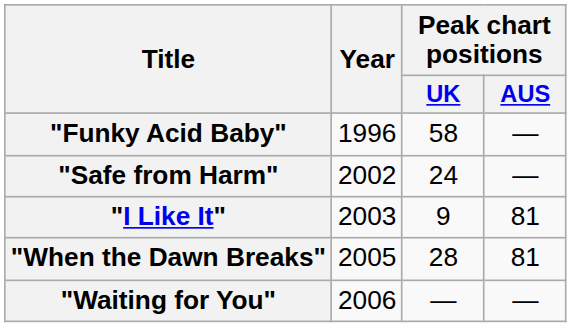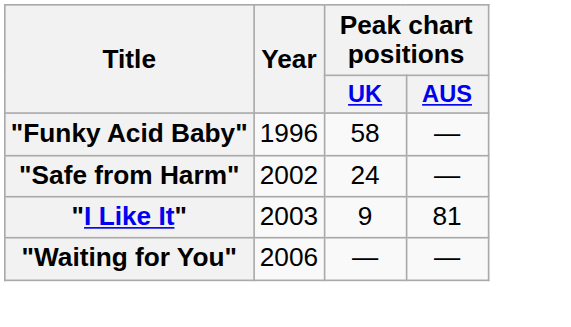- row: (168, 258)
